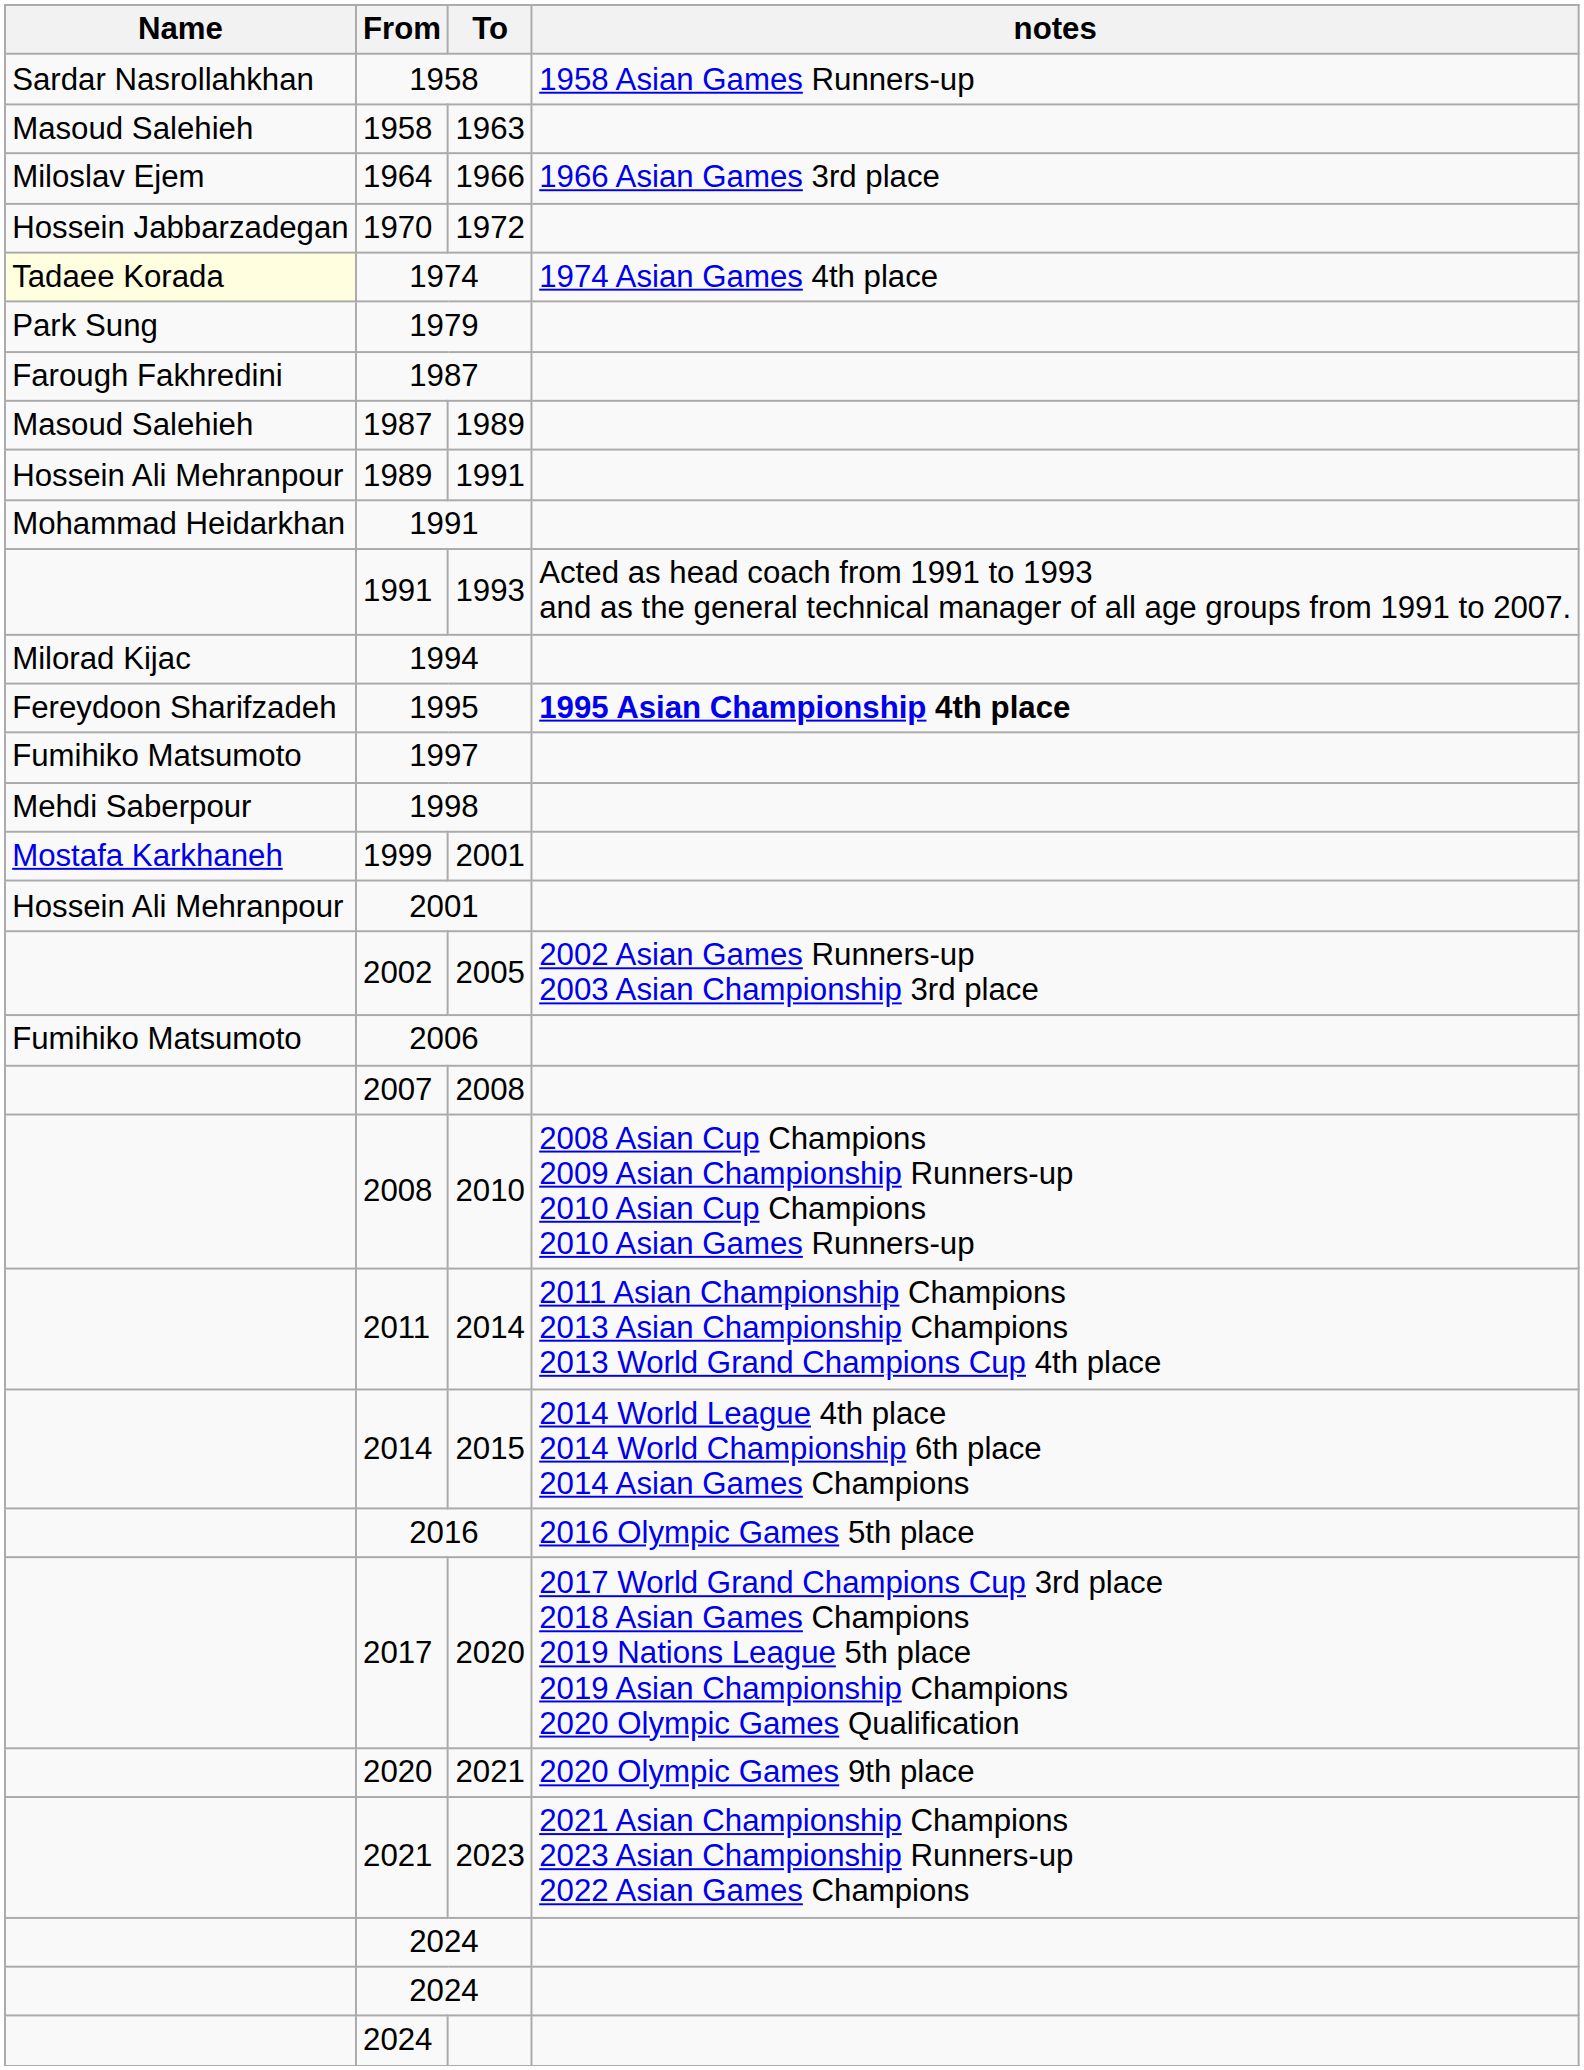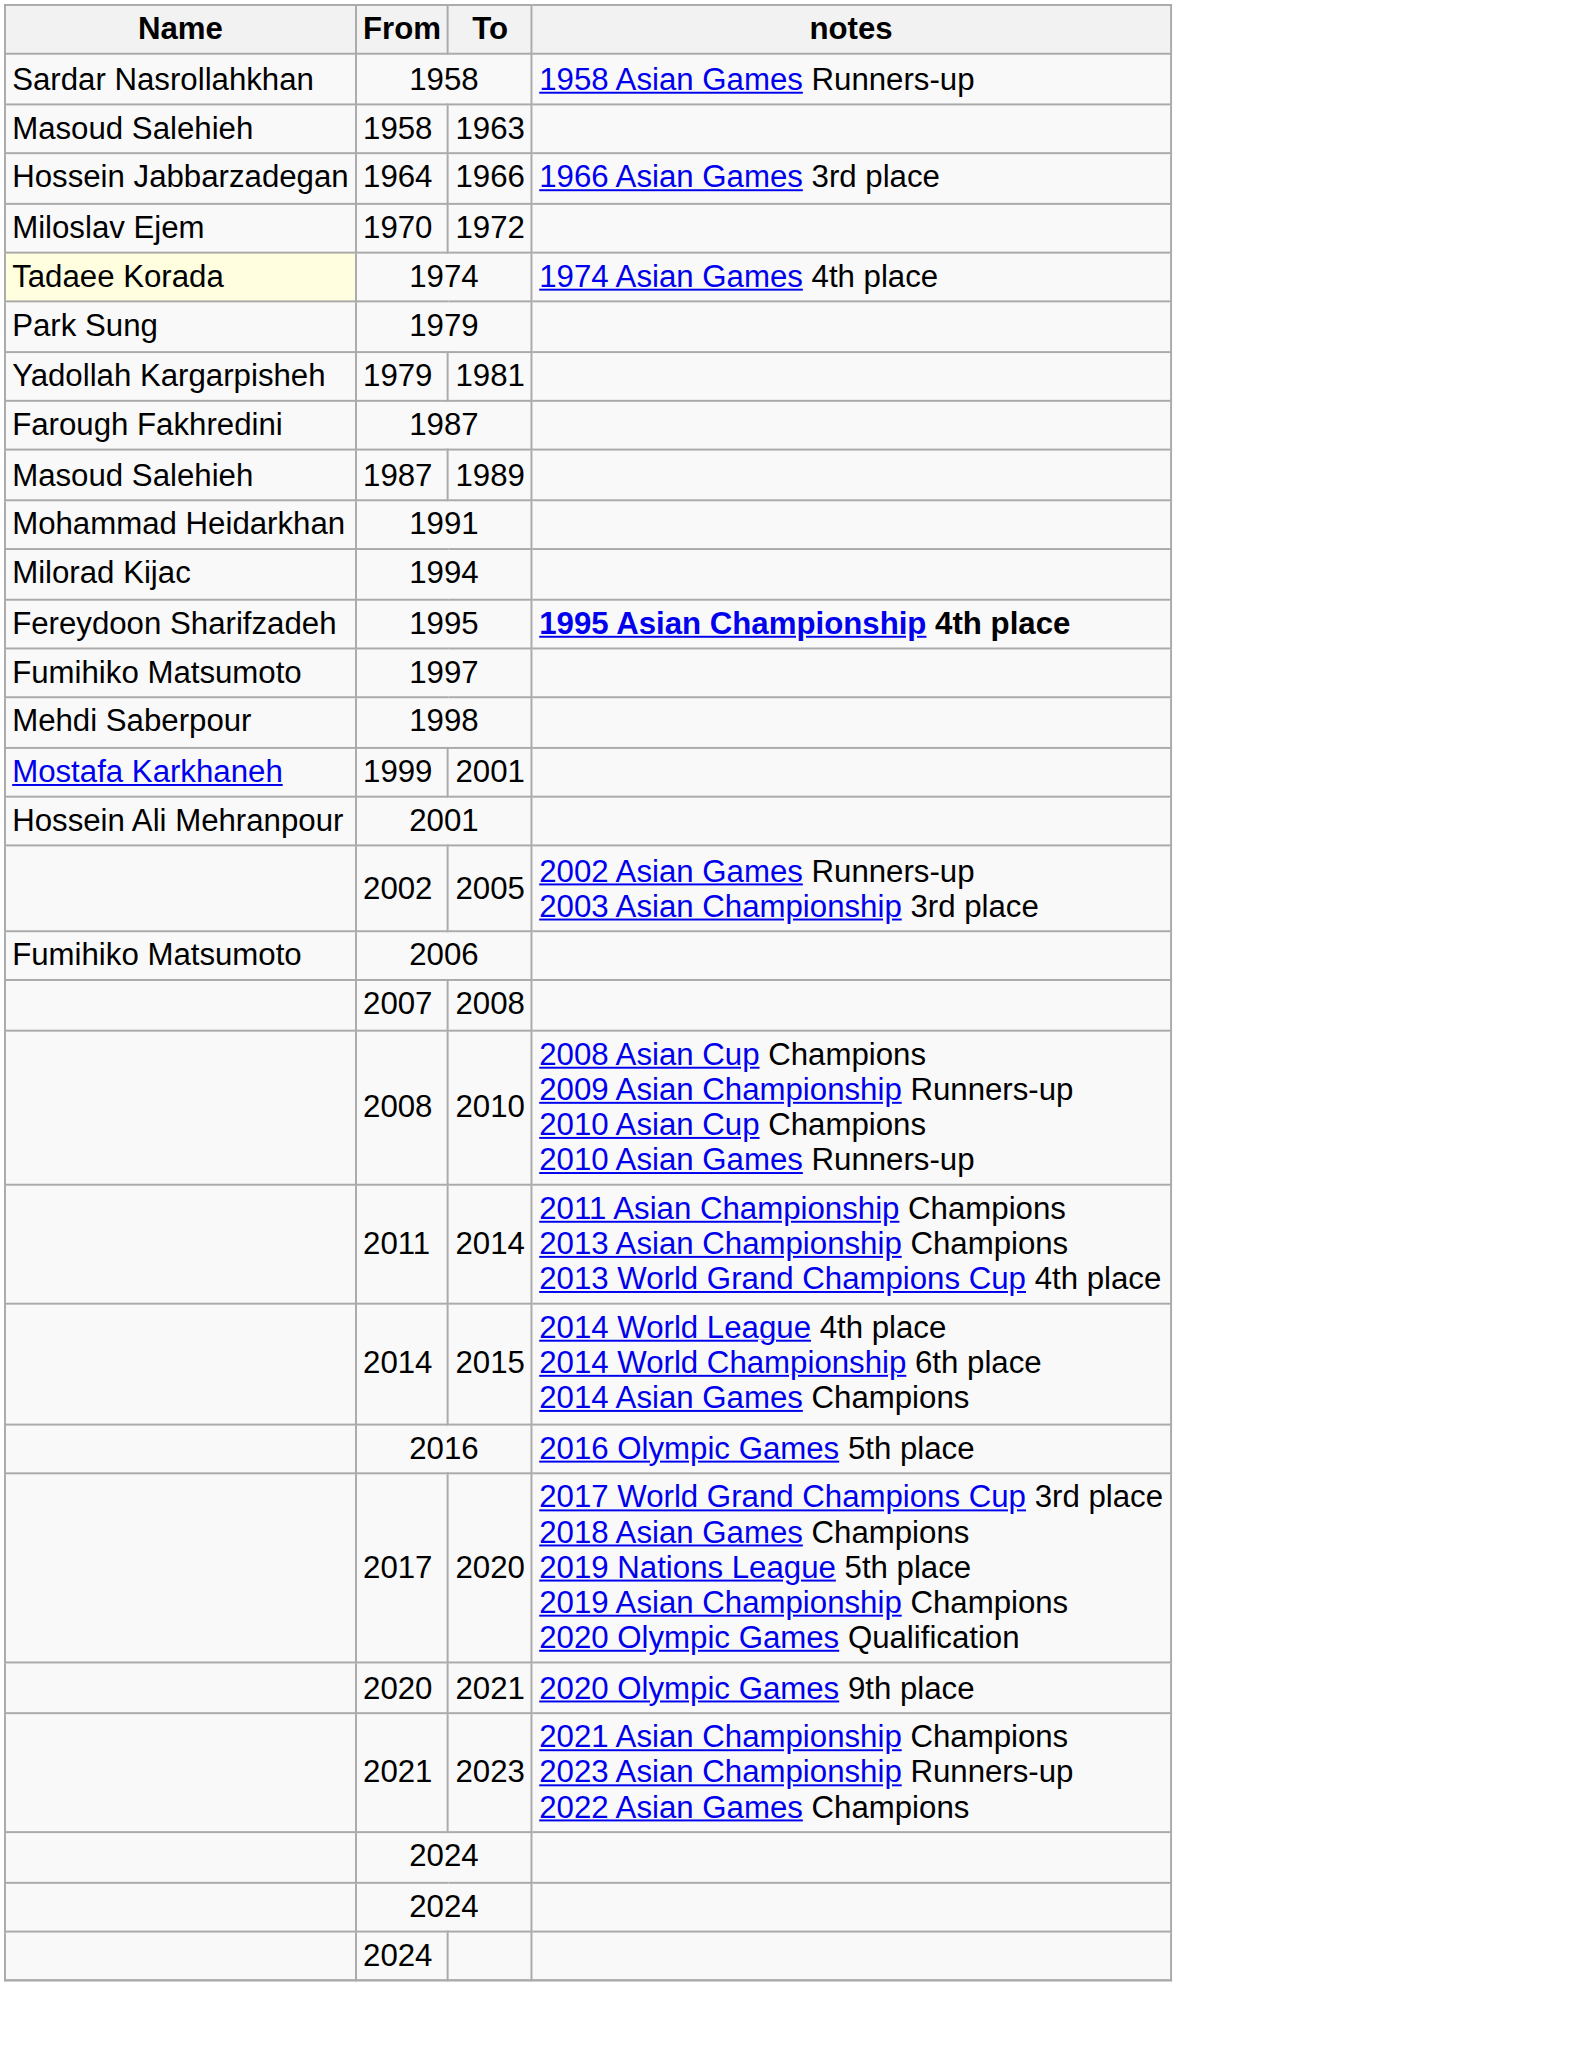(108, 177) Miloslav Ejem -> (180, 177) Hossein Jabbarzadegan
(180, 227) Hossein Jabbarzadegan -> (108, 227) Miloslav Ejem
+ row: (398, 375)
- row: (398, 474)
- row: (398, 591)
